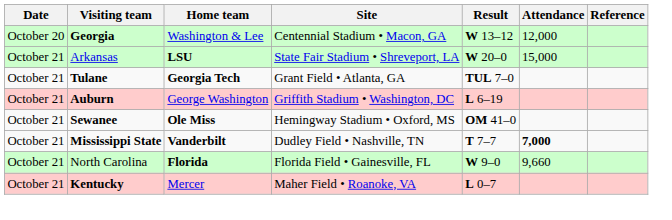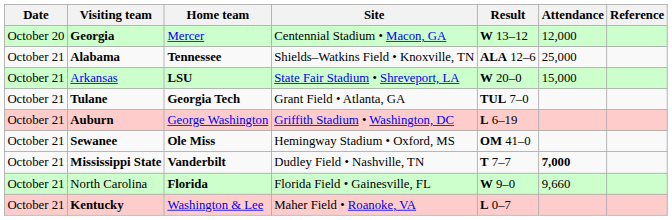(215, 36) Washington & Lee -> (186, 36) Mercer
+ row: (95, 57)
(186, 183) Mercer -> (215, 204) Washington & Lee
